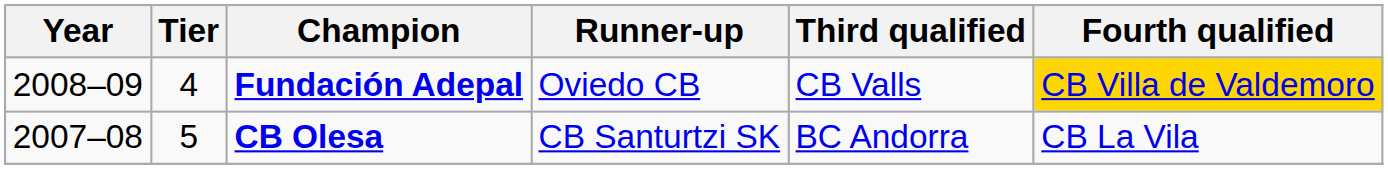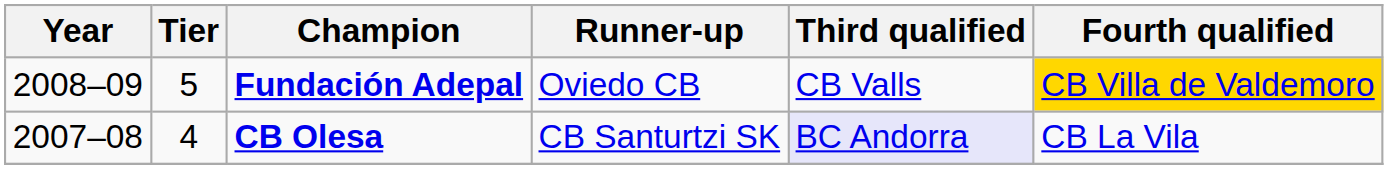(189, 84) 4 -> (189, 84) 5
(189, 137) 5 -> (189, 137) 4
(882, 137) no background -> (882, 137) lavender background
